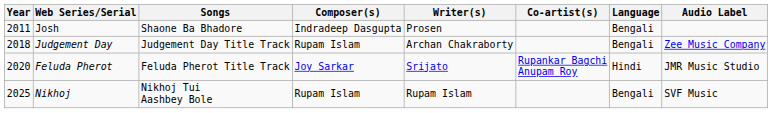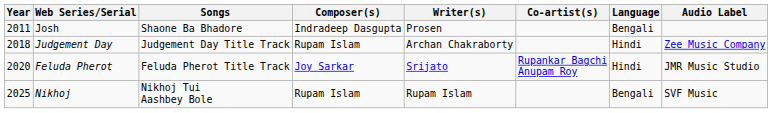(633, 45) Bengali -> (627, 45) Hindi
